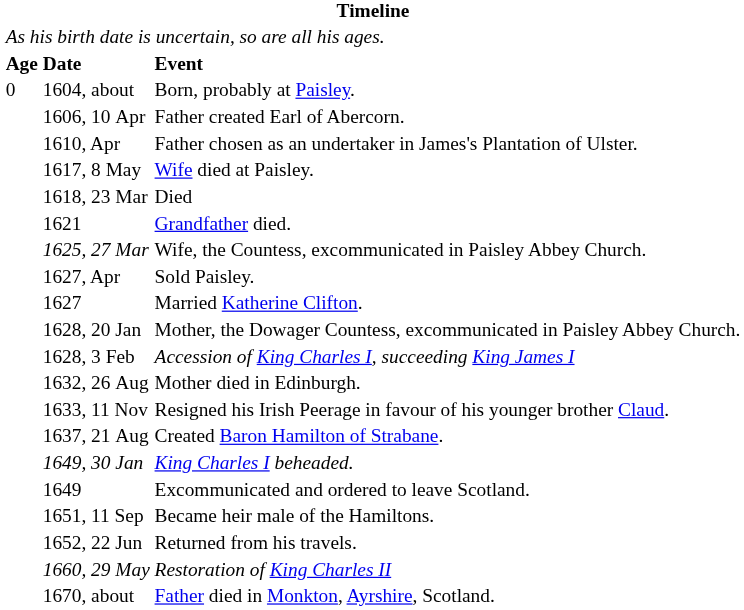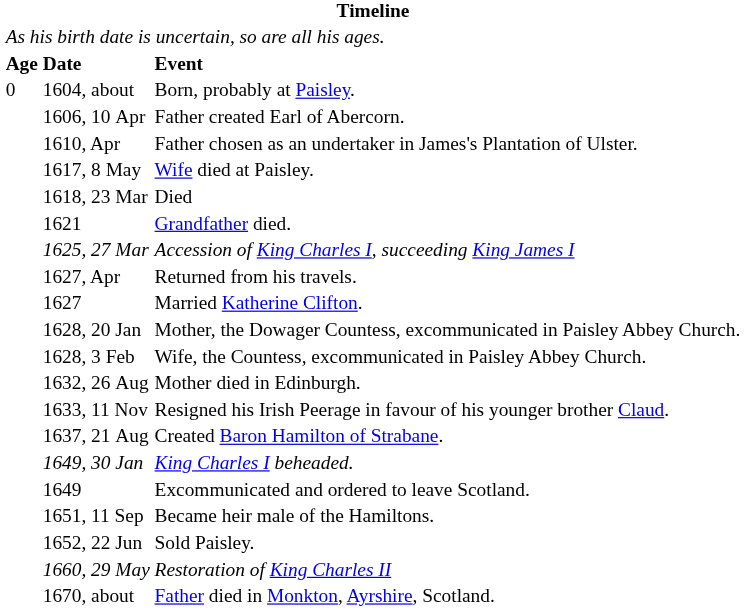(400, 249) Wife, the Countess, excommunicated in Paisley Abbey Church. -> (365, 249) Accession of King Charles I, succeeding King James I
(205, 276) Sold Paisley. -> (256, 276) Returned from his travels.
(365, 356) Accession of King Charles I, succeeding King James I -> (400, 356) Wife, the Countess, excommunicated in Paisley Abbey Church.
(256, 542) Returned from his travels. -> (205, 542) Sold Paisley.
